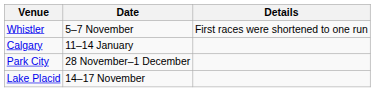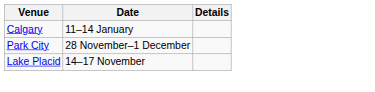- row: (26, 29)
